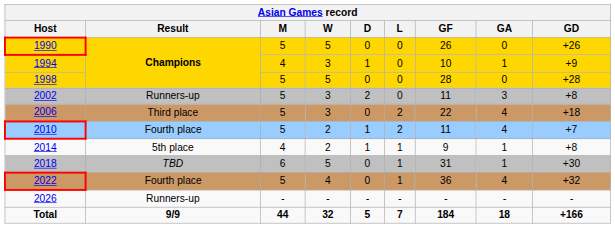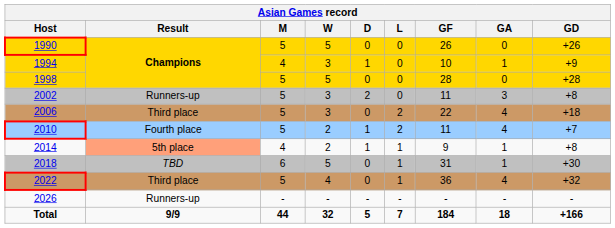(173, 147) no background -> (173, 147) lightsalmon background
(173, 181) Fourth place -> (173, 181) Third place
